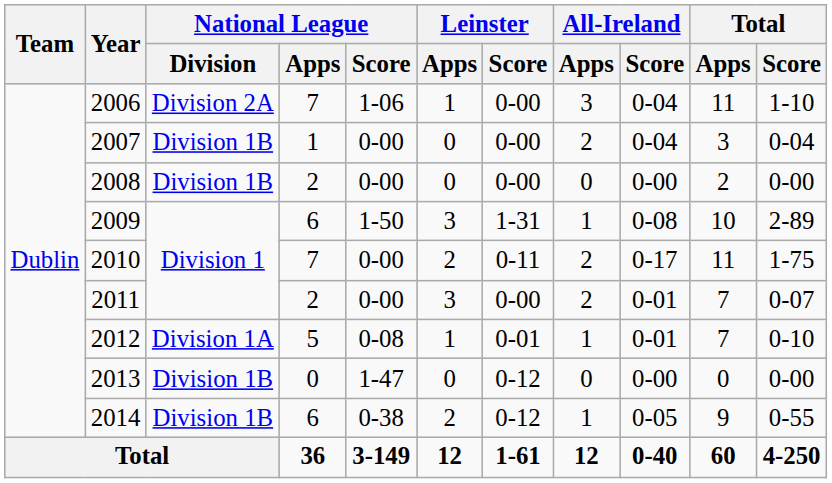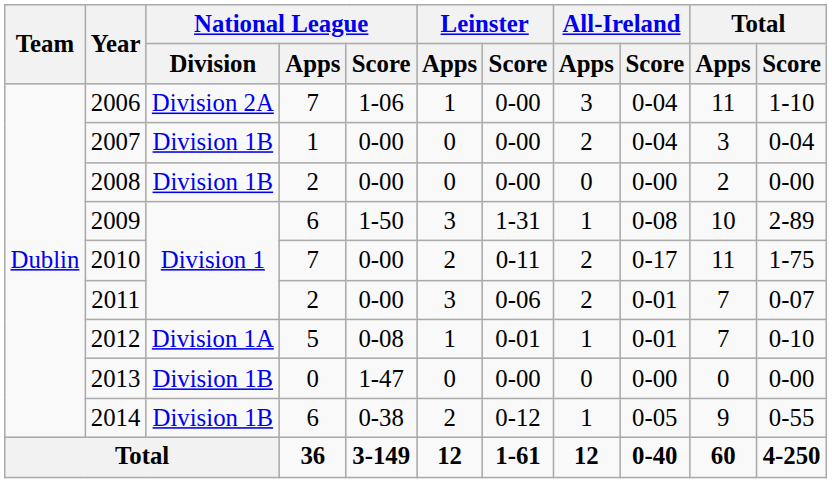(518, 299) 0-00 -> (518, 299) 0-06
(518, 378) 0-12 -> (518, 378) 0-00
